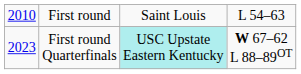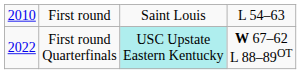(22, 47) 2023 -> (22, 47) 2022
